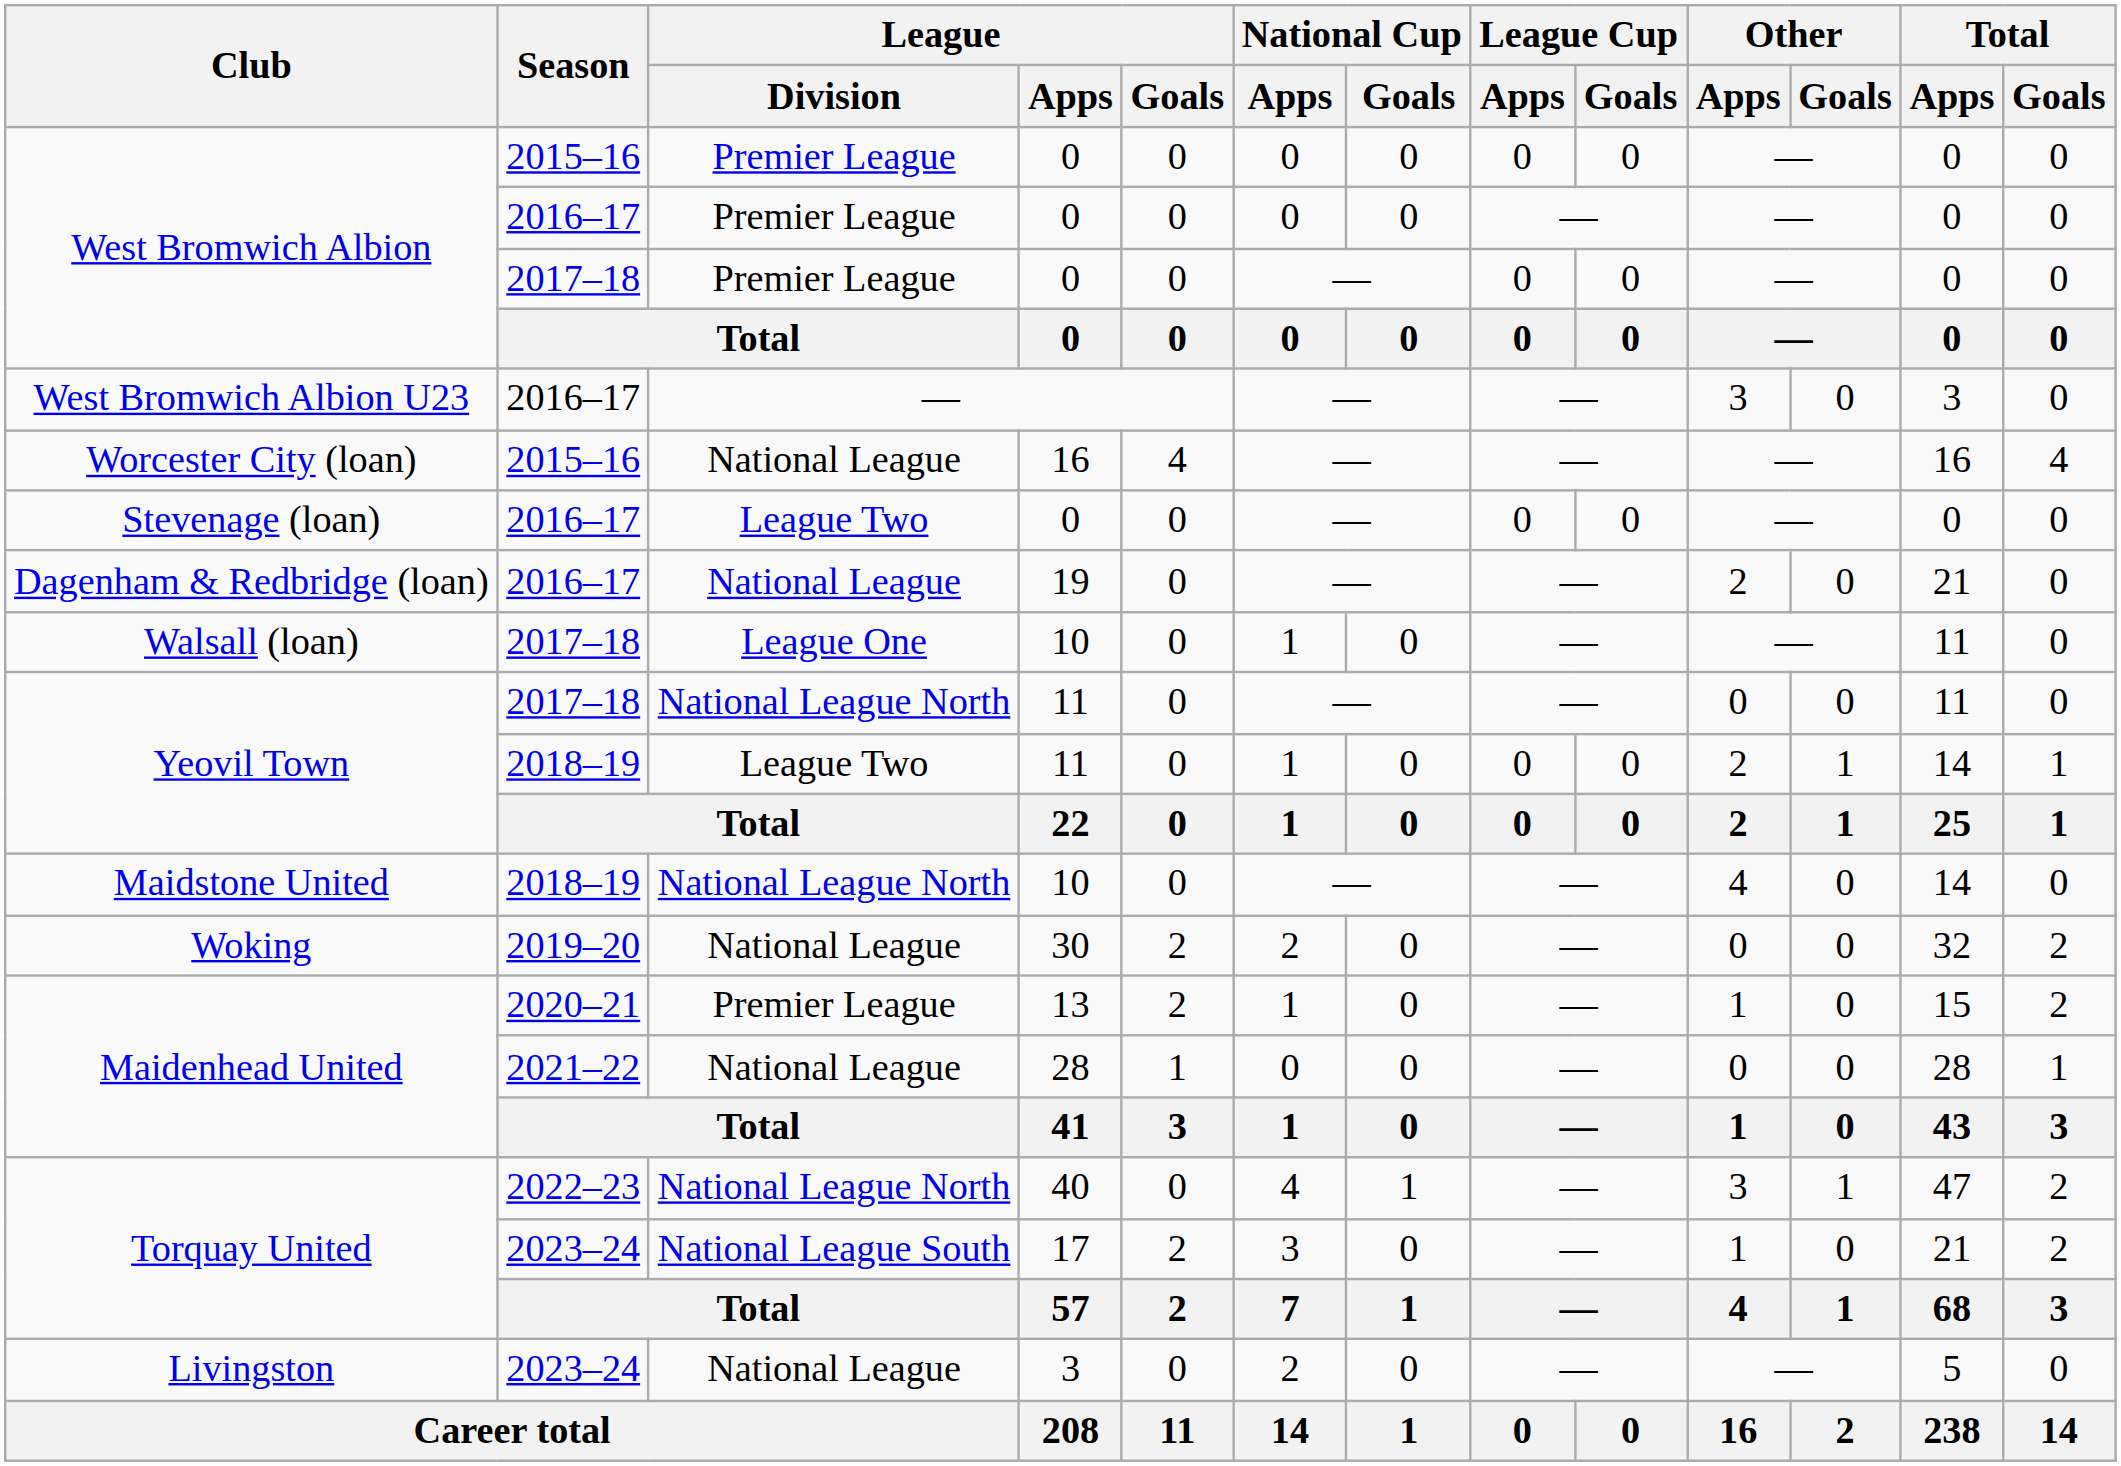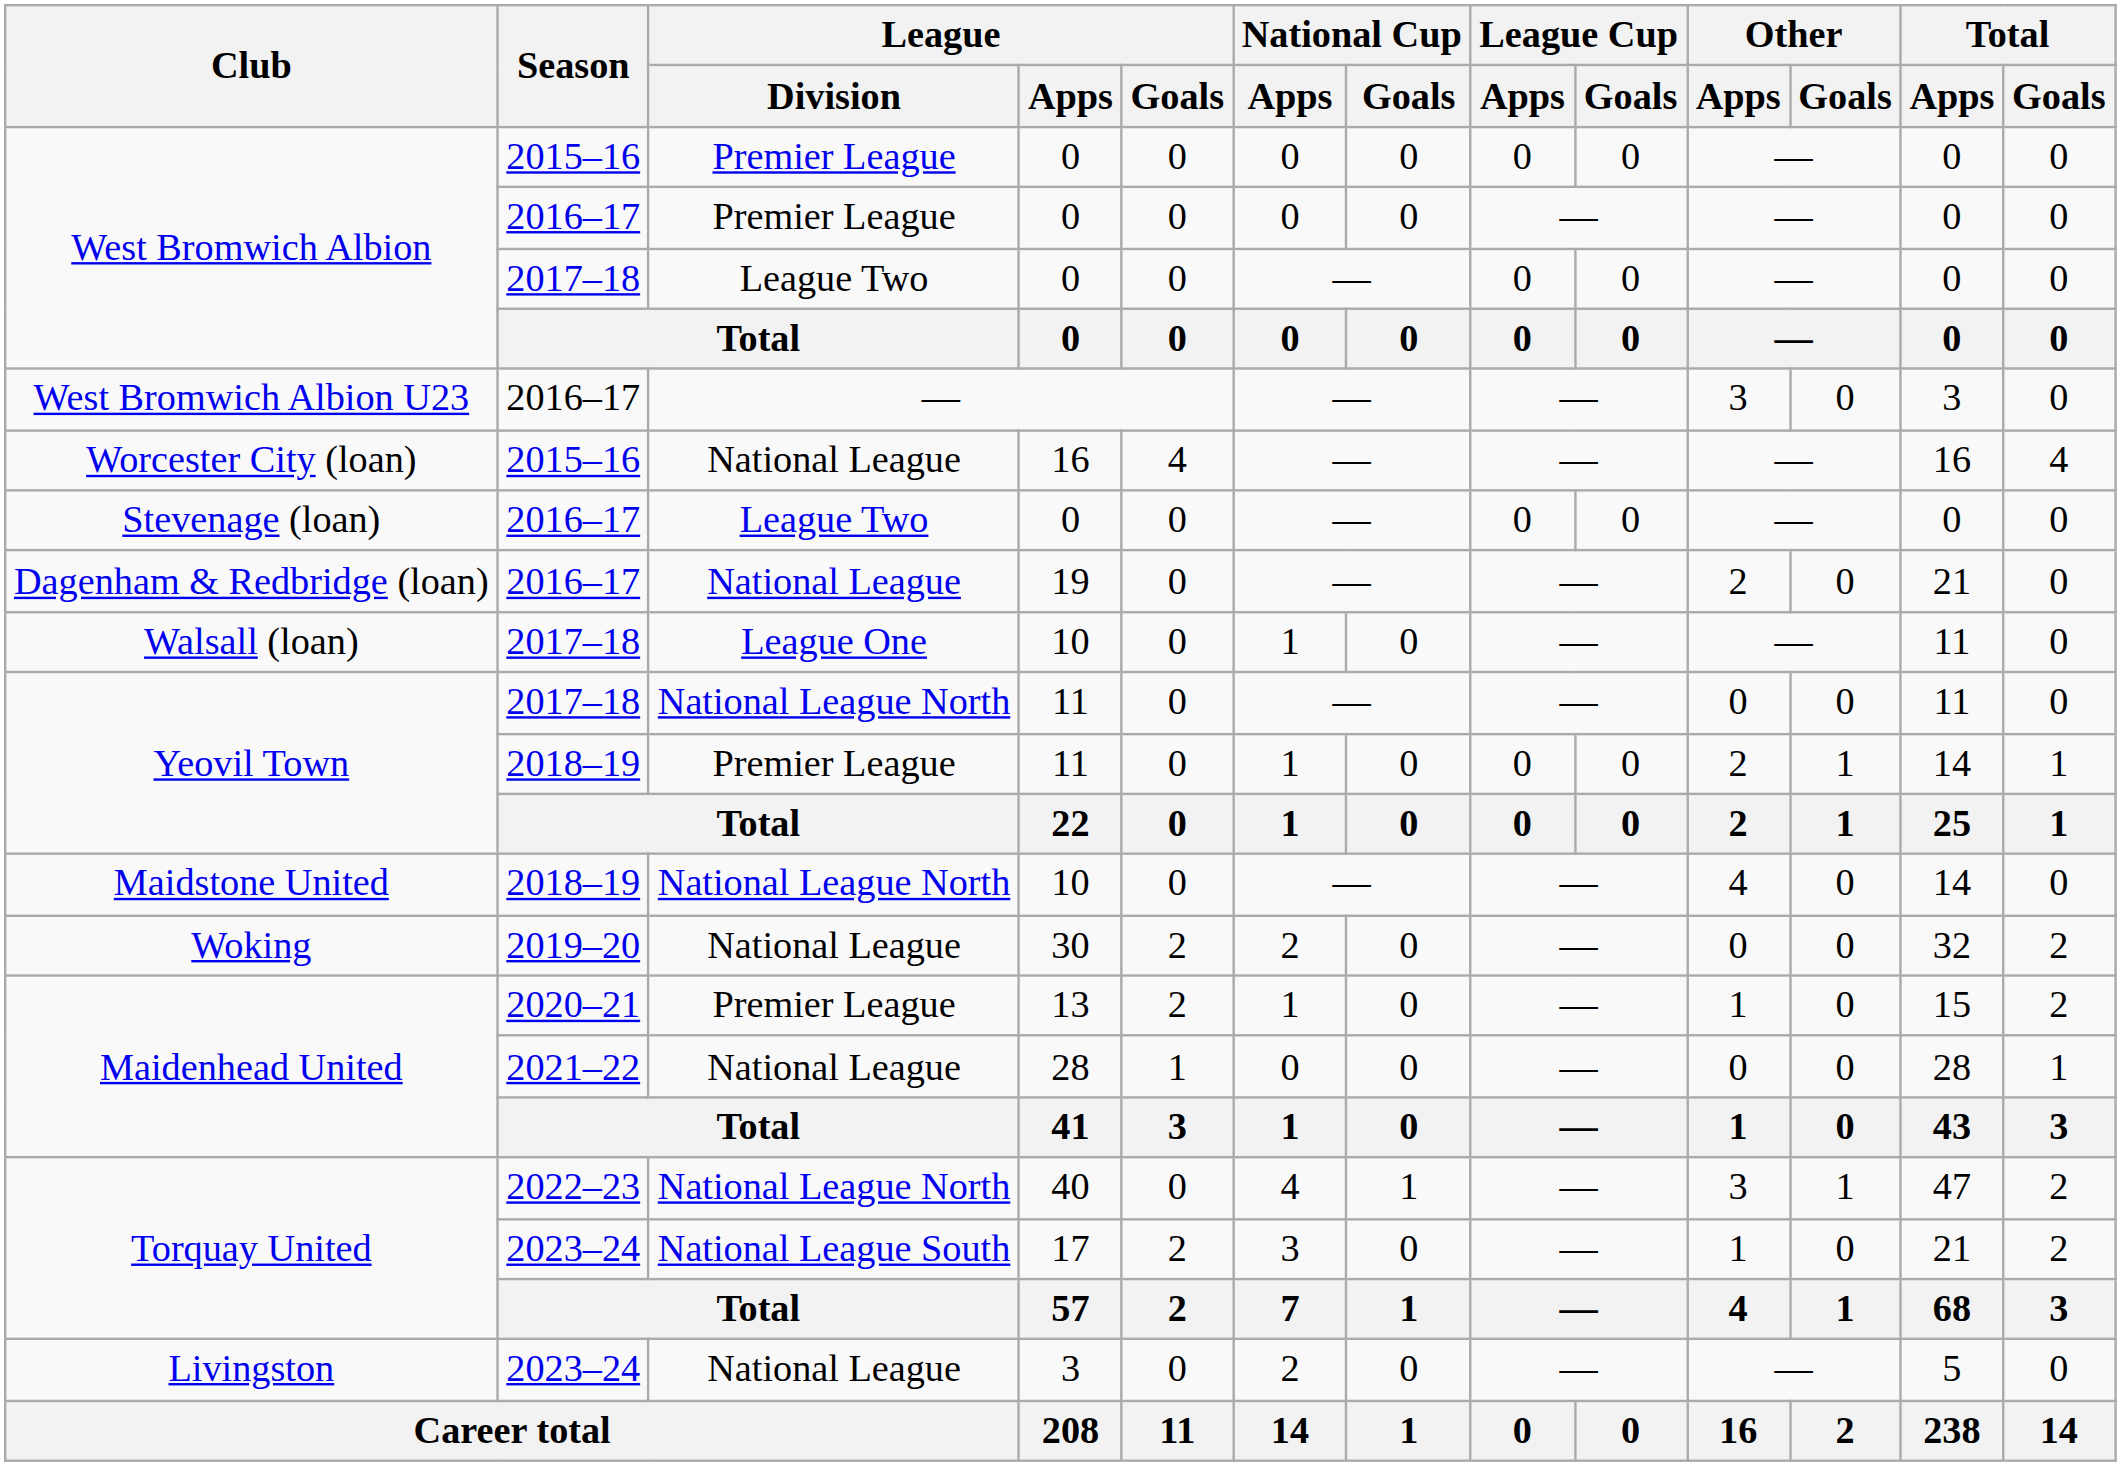(834, 277) Premier League -> (834, 277) League Two
(834, 762) League Two -> (834, 762) Premier League
